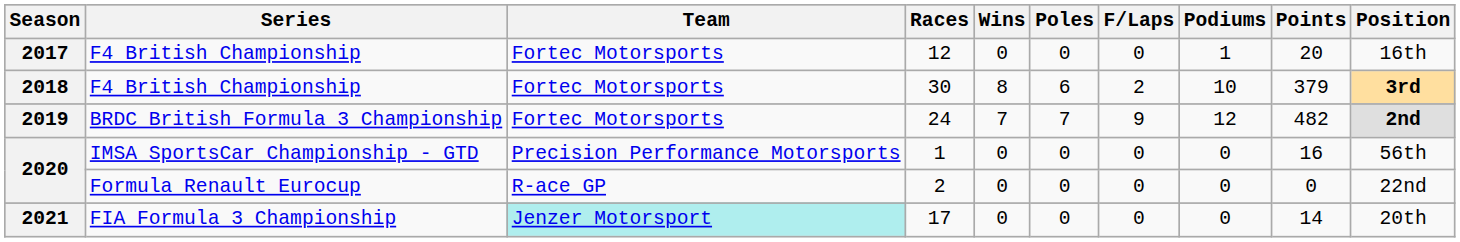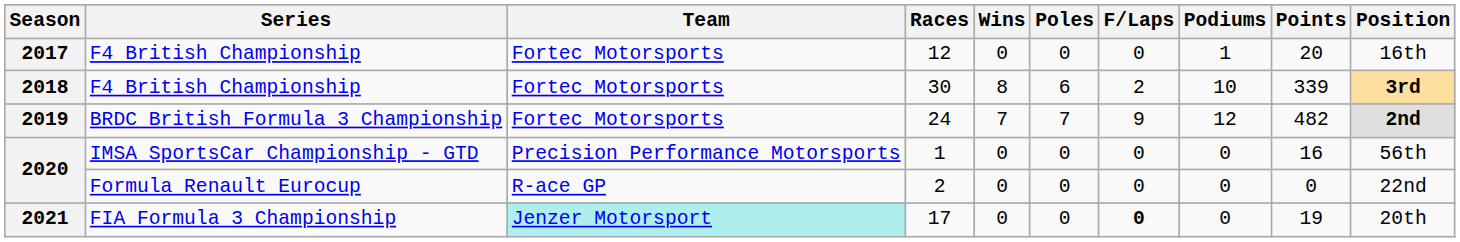(1311, 87) 379 -> (1311, 87) 339
(1139, 219) normal -> (1139, 219) bold
(1311, 219) 14 -> (1311, 219) 19
